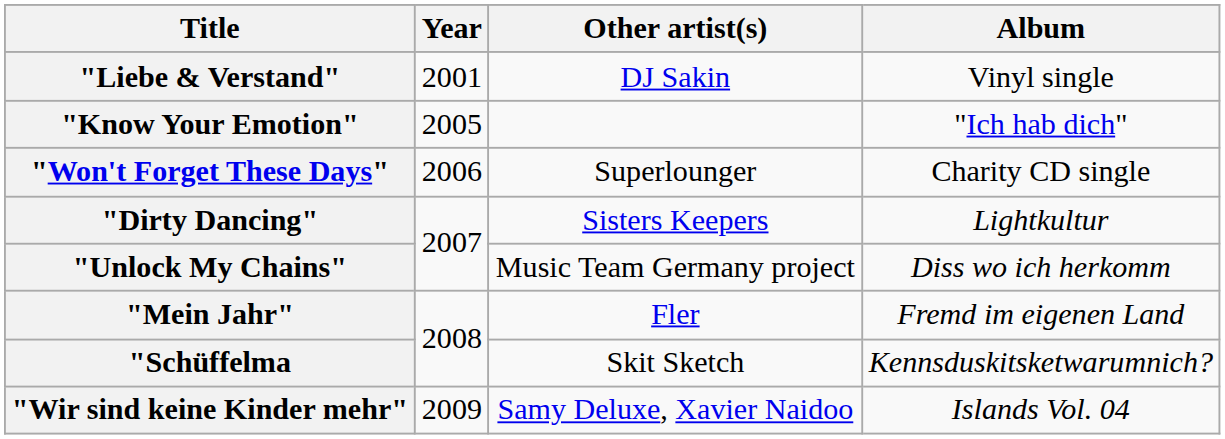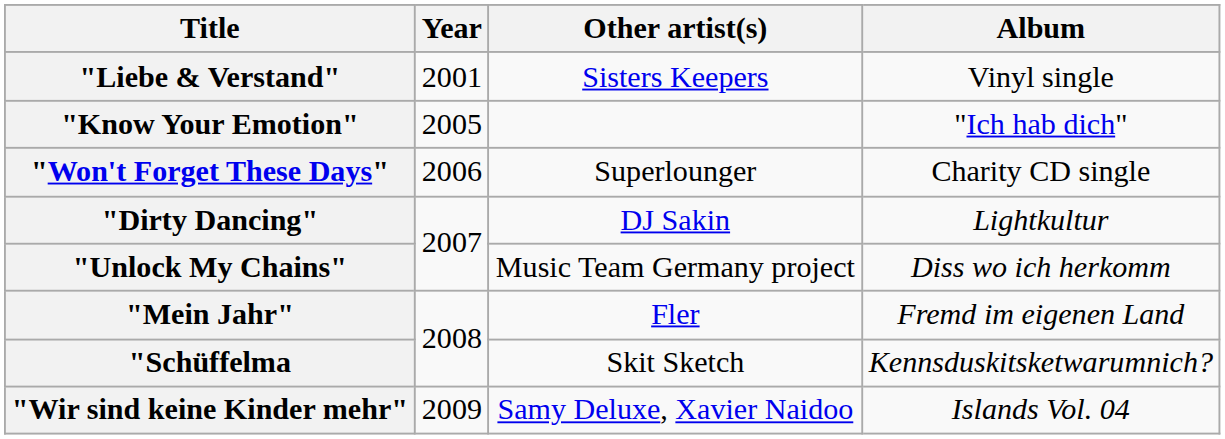(675, 76) DJ Sakin -> (675, 76) Sisters Keepers
(675, 219) Sisters Keepers -> (675, 219) DJ Sakin
